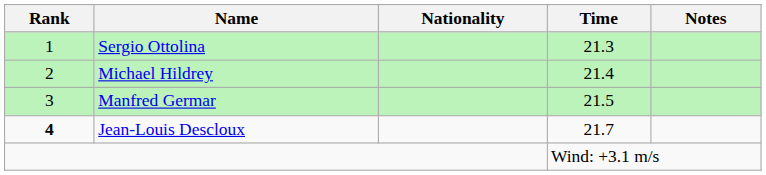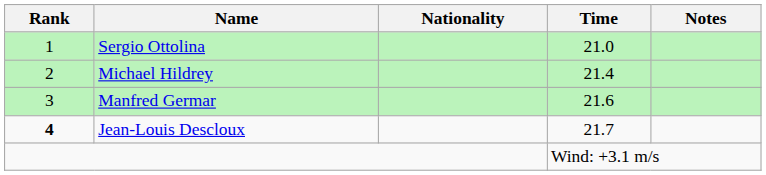(599, 45) 21.3 -> (599, 45) 21.0
(599, 101) 21.5 -> (599, 101) 21.6
